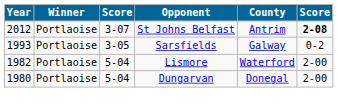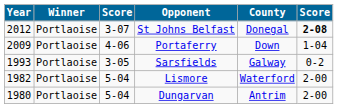(267, 29) Antrim -> (267, 29) Donegal
+ row: (186, 46)
(267, 79) Donegal -> (267, 95) Antrim
